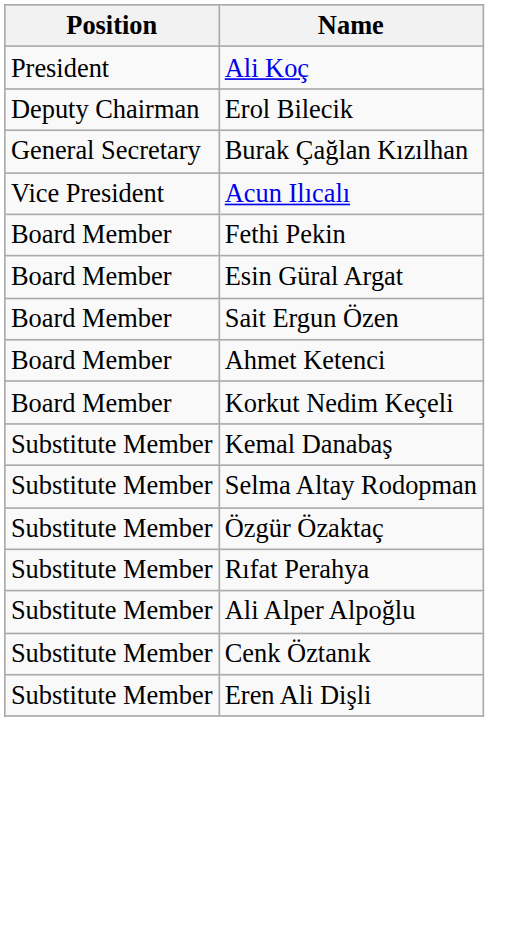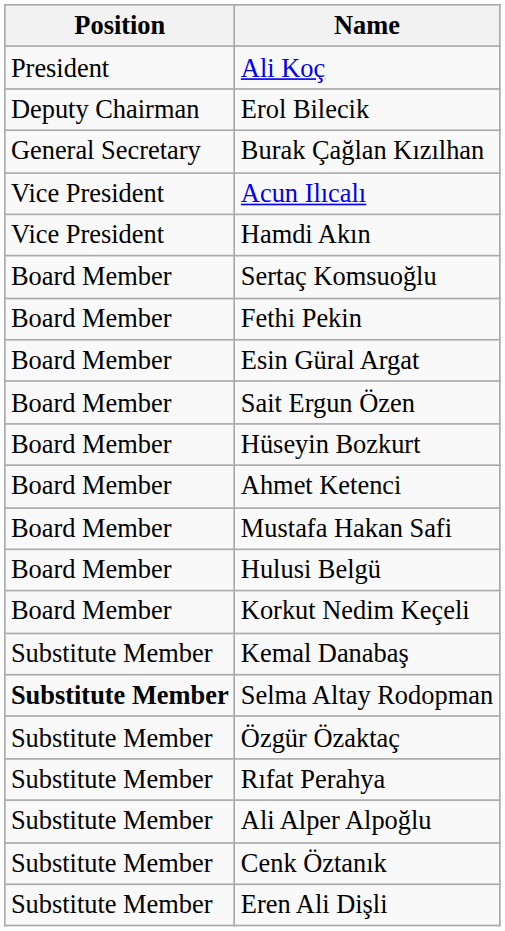+ row: (306, 234)
+ row: (339, 276)
+ row: (331, 444)
+ row: (346, 527)
+ row: (311, 569)
(112, 485) normal -> (120, 695) bold
